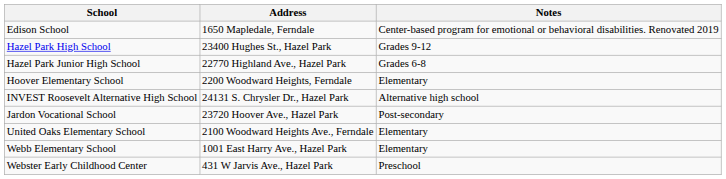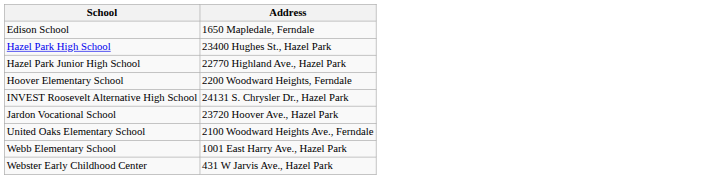- column: (549, 13)
